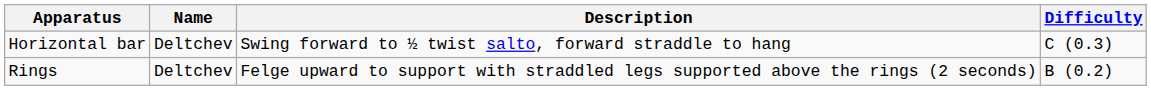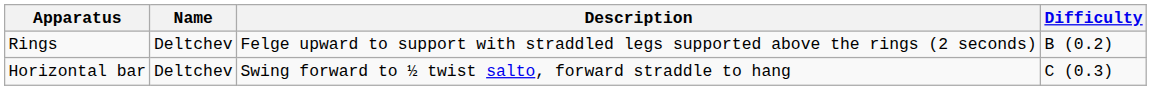rows swapped: (33, 71) <-> (77, 45)
